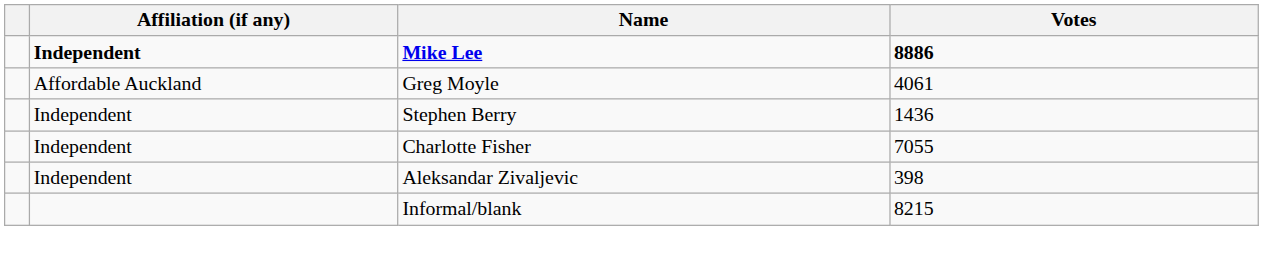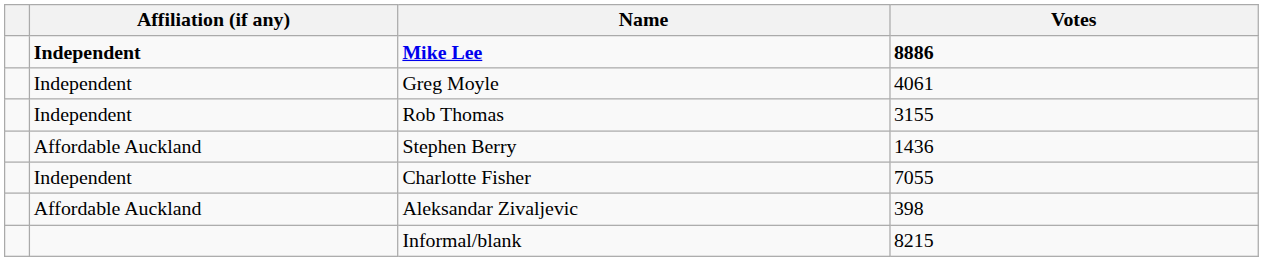(118, 83) Affordable Auckland -> (83, 83) Independent
+ row: (453, 114)
(83, 114) Independent -> (118, 146) Affordable Auckland
(83, 177) Independent -> (118, 209) Affordable Auckland
